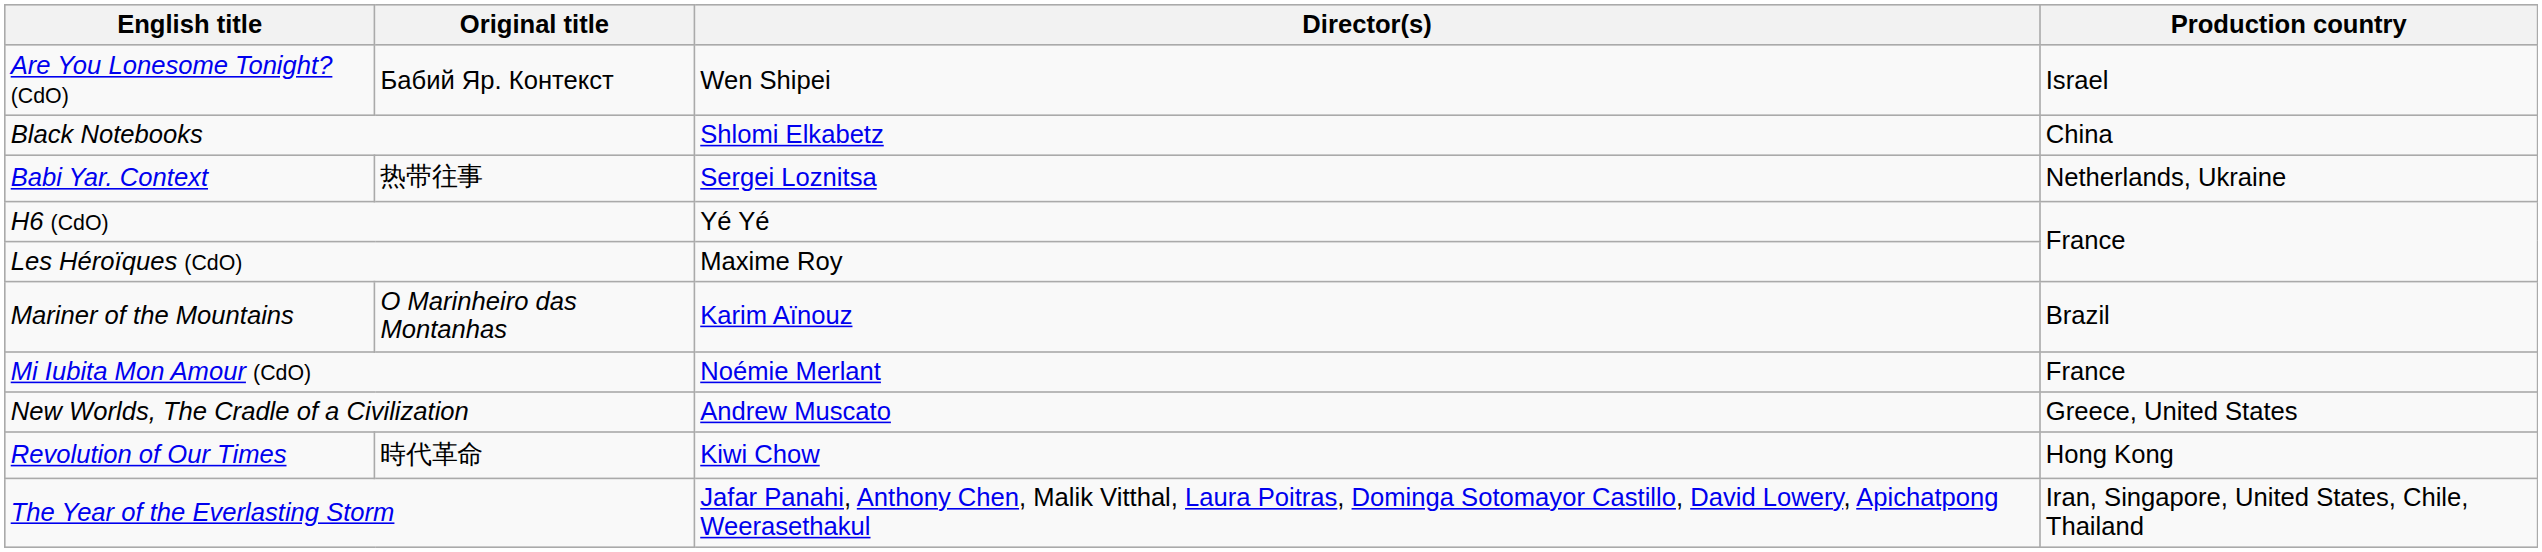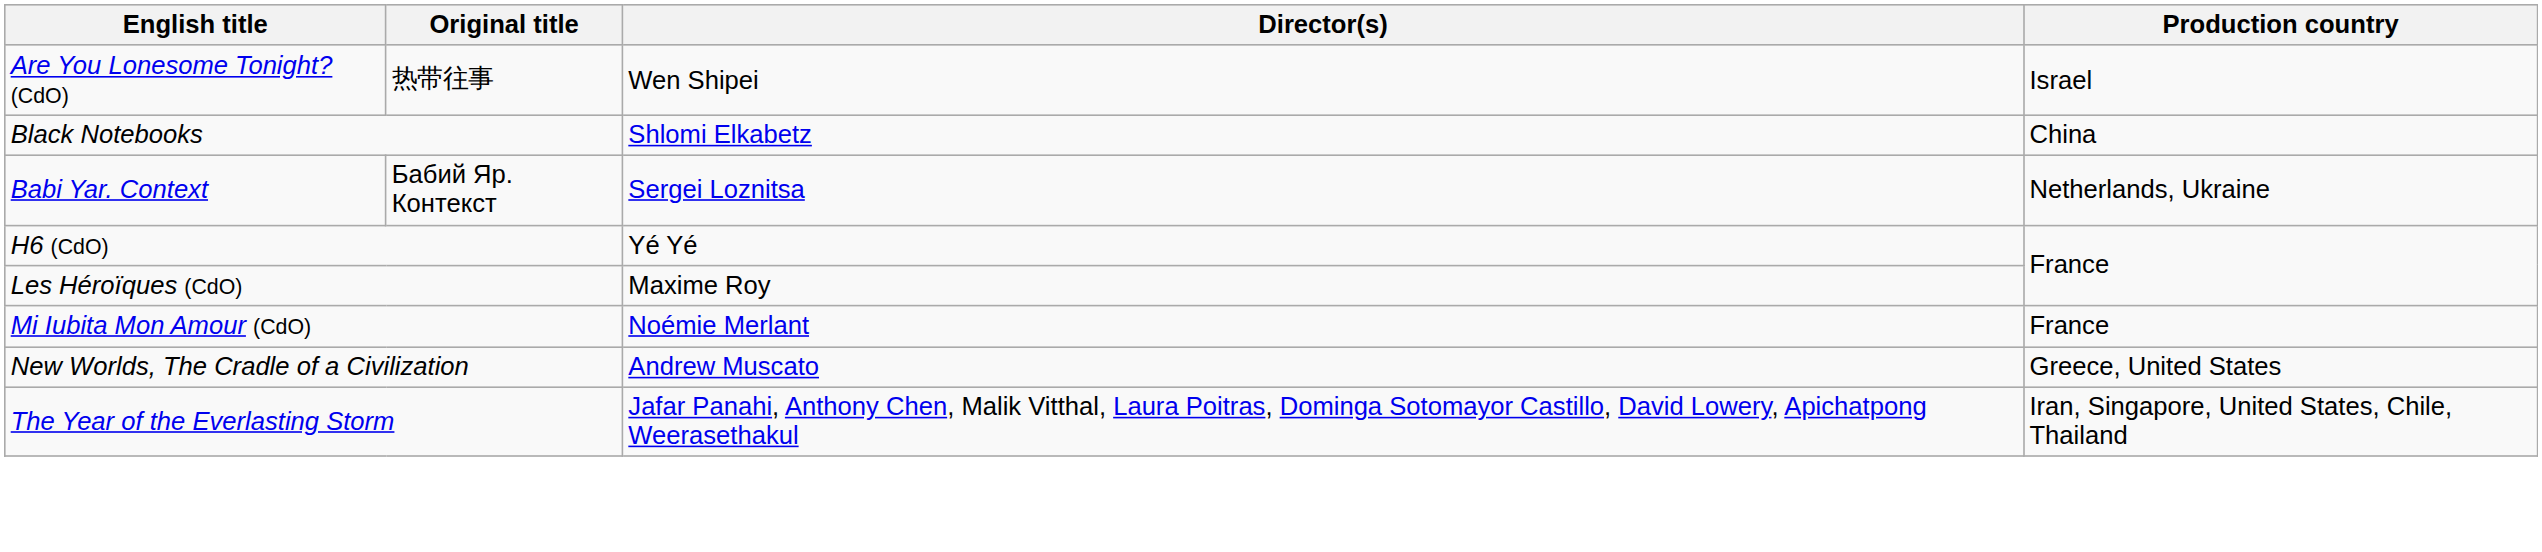(497, 79) Бабий Яр. Контекст -> (443, 78) 热带往事
(432, 177) 热带往事 -> (452, 189) Бабий Яр. Контекст
- row: (152, 316)
- row: (149, 454)
